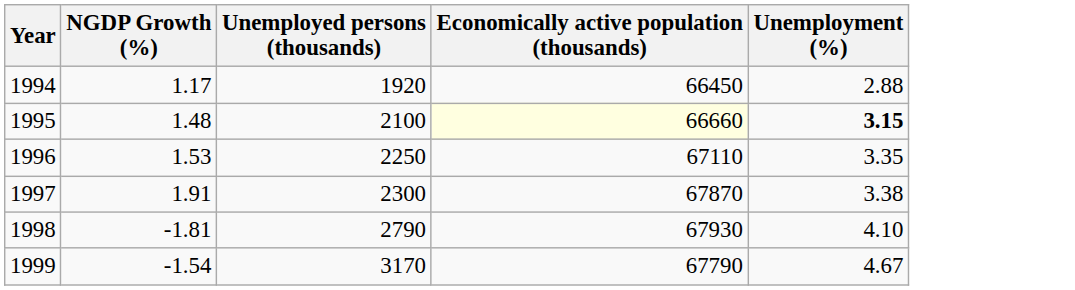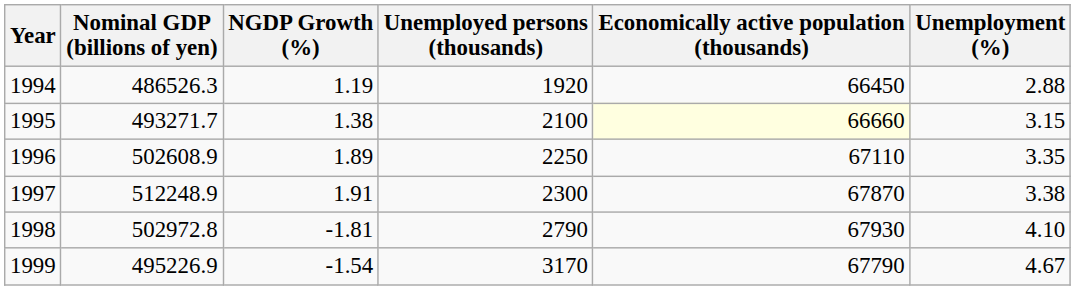+ column: (142, 35)
(191, 84) 1.17 -> (353, 84) 1.19
(191, 120) 1.48 -> (353, 120) 1.38
(883, 120) bold -> (1045, 120) normal
(191, 157) 1.53 -> (353, 157) 1.89
